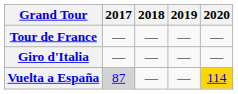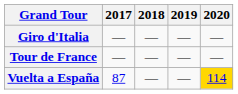rows swapped: (53, 57) <-> (53, 36)
(119, 78) lightgrey background -> (119, 78) no background
